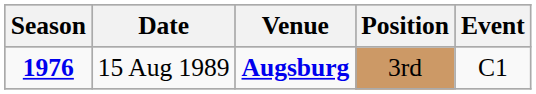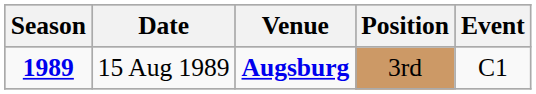(48, 67) 1976 -> (48, 67) 1989
